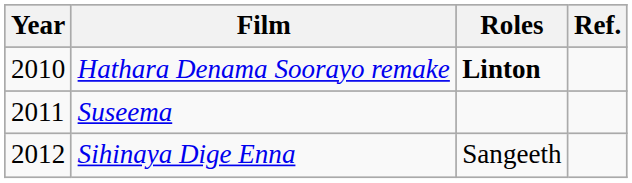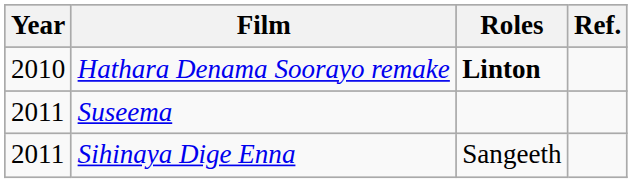(38, 154) 2012 -> (38, 154) 2011
